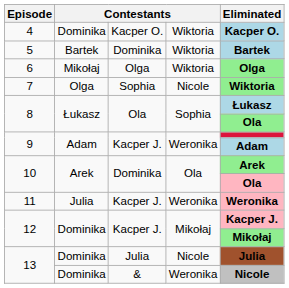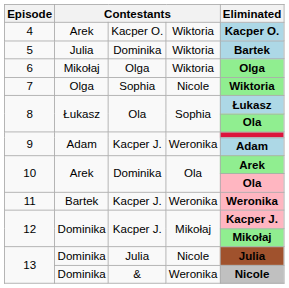(82, 31) Dominika -> (82, 31) Arek
(82, 50) Bartek -> (82, 50) Julia
(82, 201) Julia -> (82, 201) Bartek
